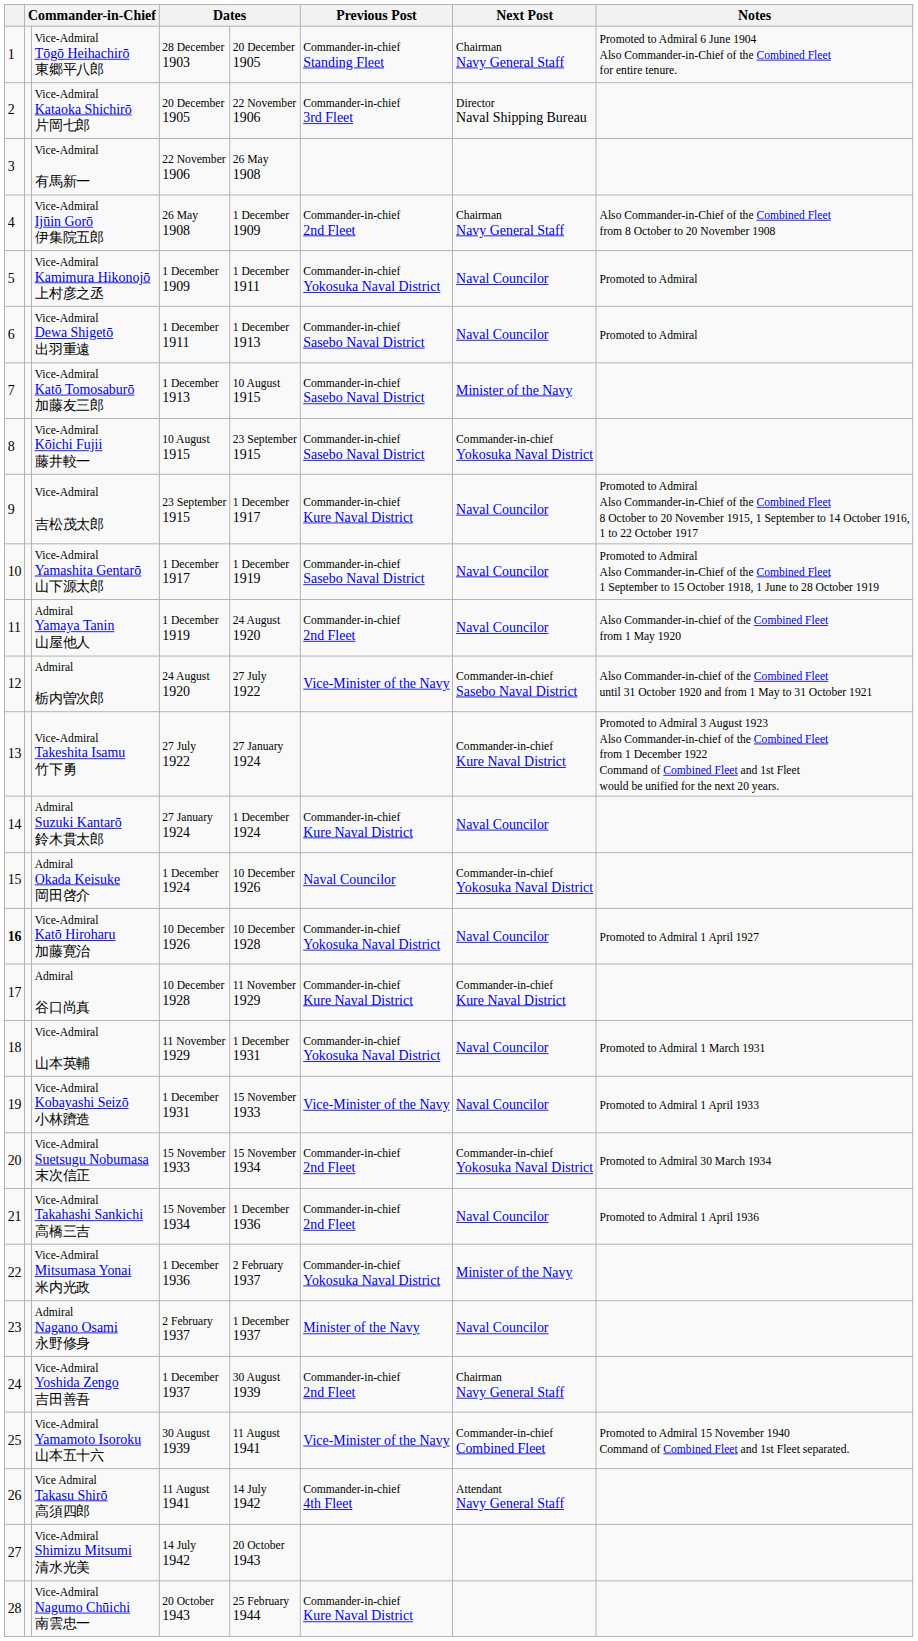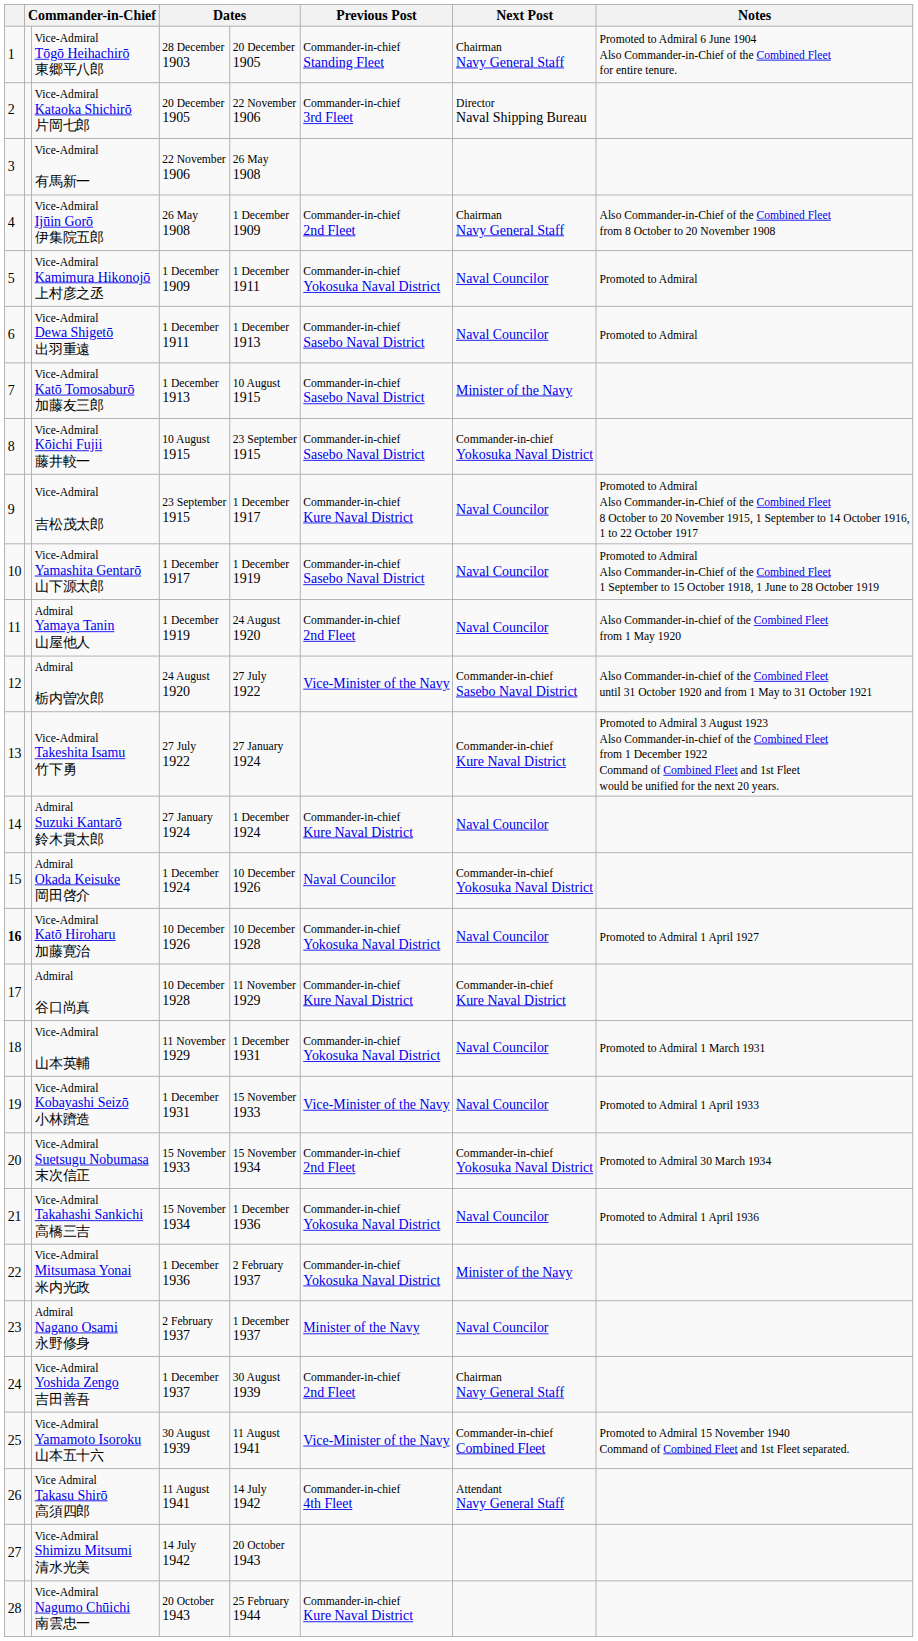(352, 1217) Commander-in-chief 2nd Fleet -> (372, 1217) Commander-in-chief Yokosuka Naval District
